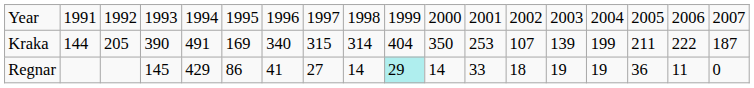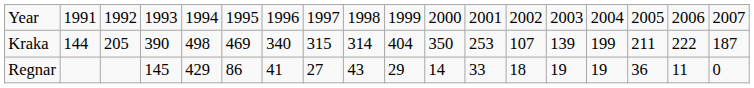(198, 43) 491 -> (198, 43) 498
(238, 43) 169 -> (238, 43) 469
(356, 69) 14 -> (356, 69) 43
(396, 69) paleturquoise background -> (396, 69) no background
